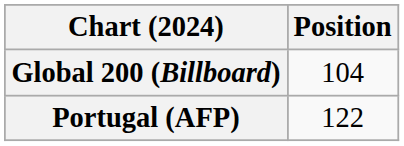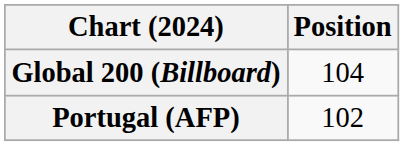(343, 117) 122 -> (343, 117) 102
